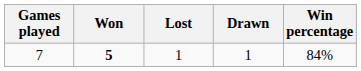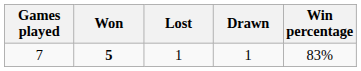(320, 54) 84% -> (320, 54) 83%
